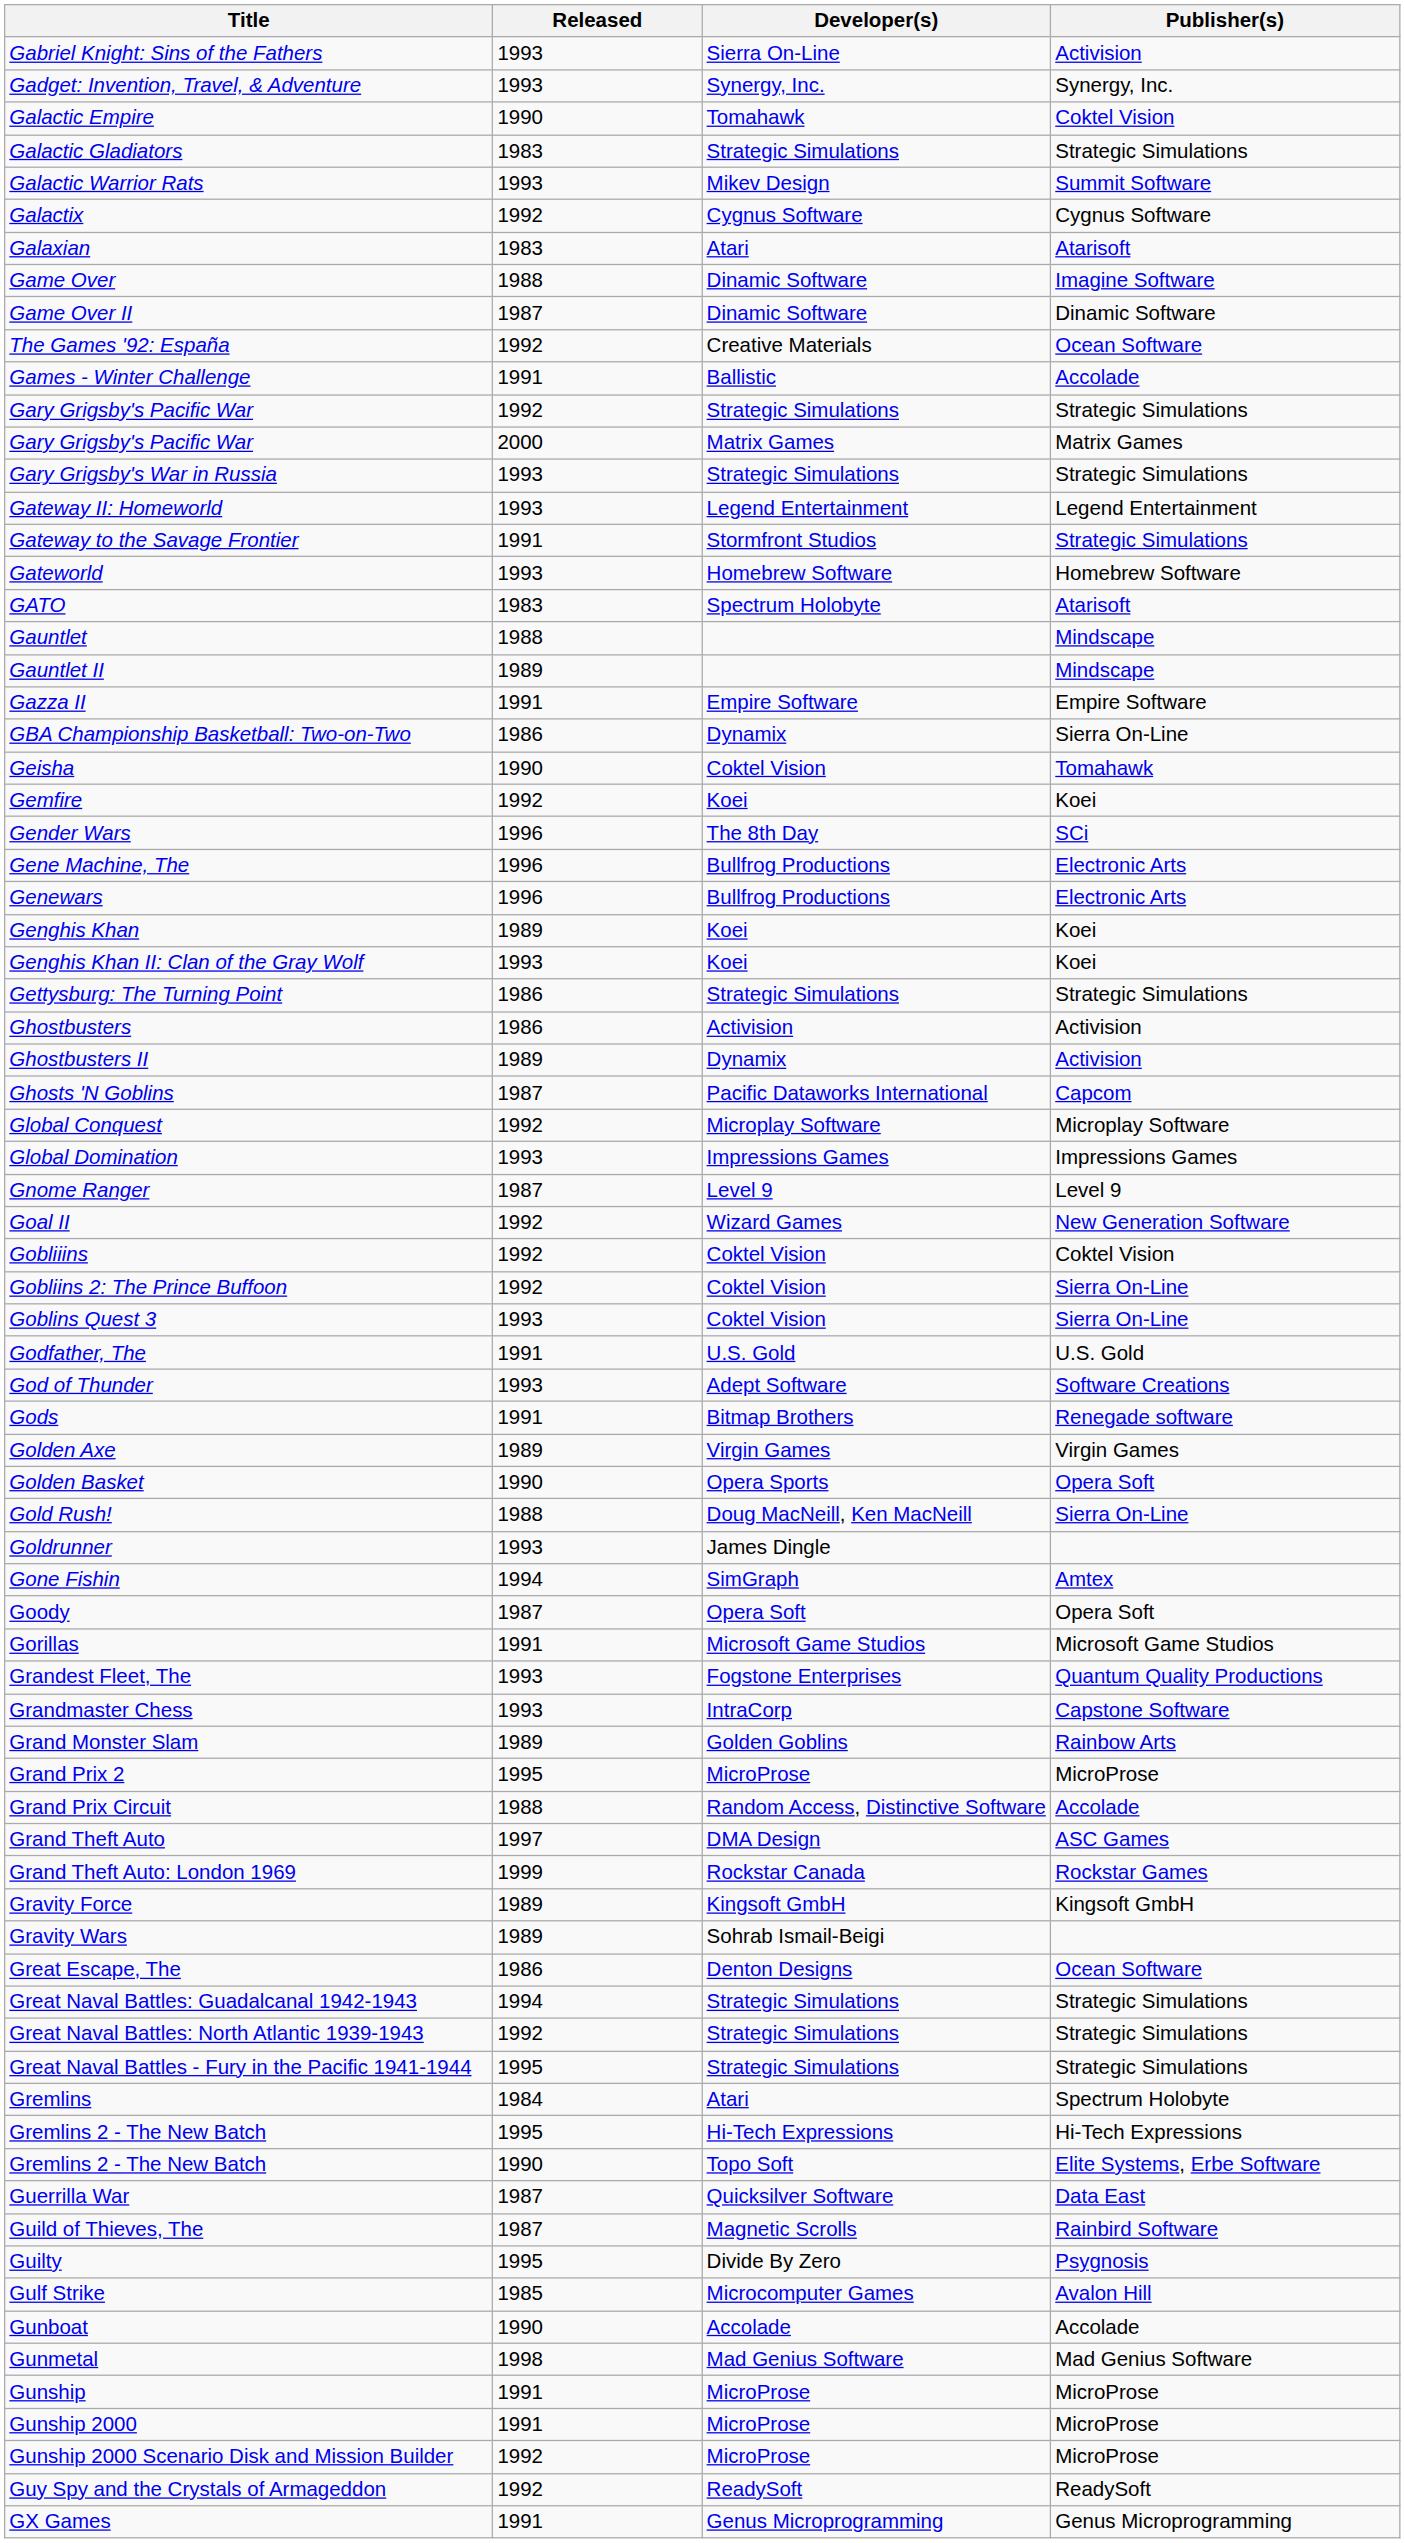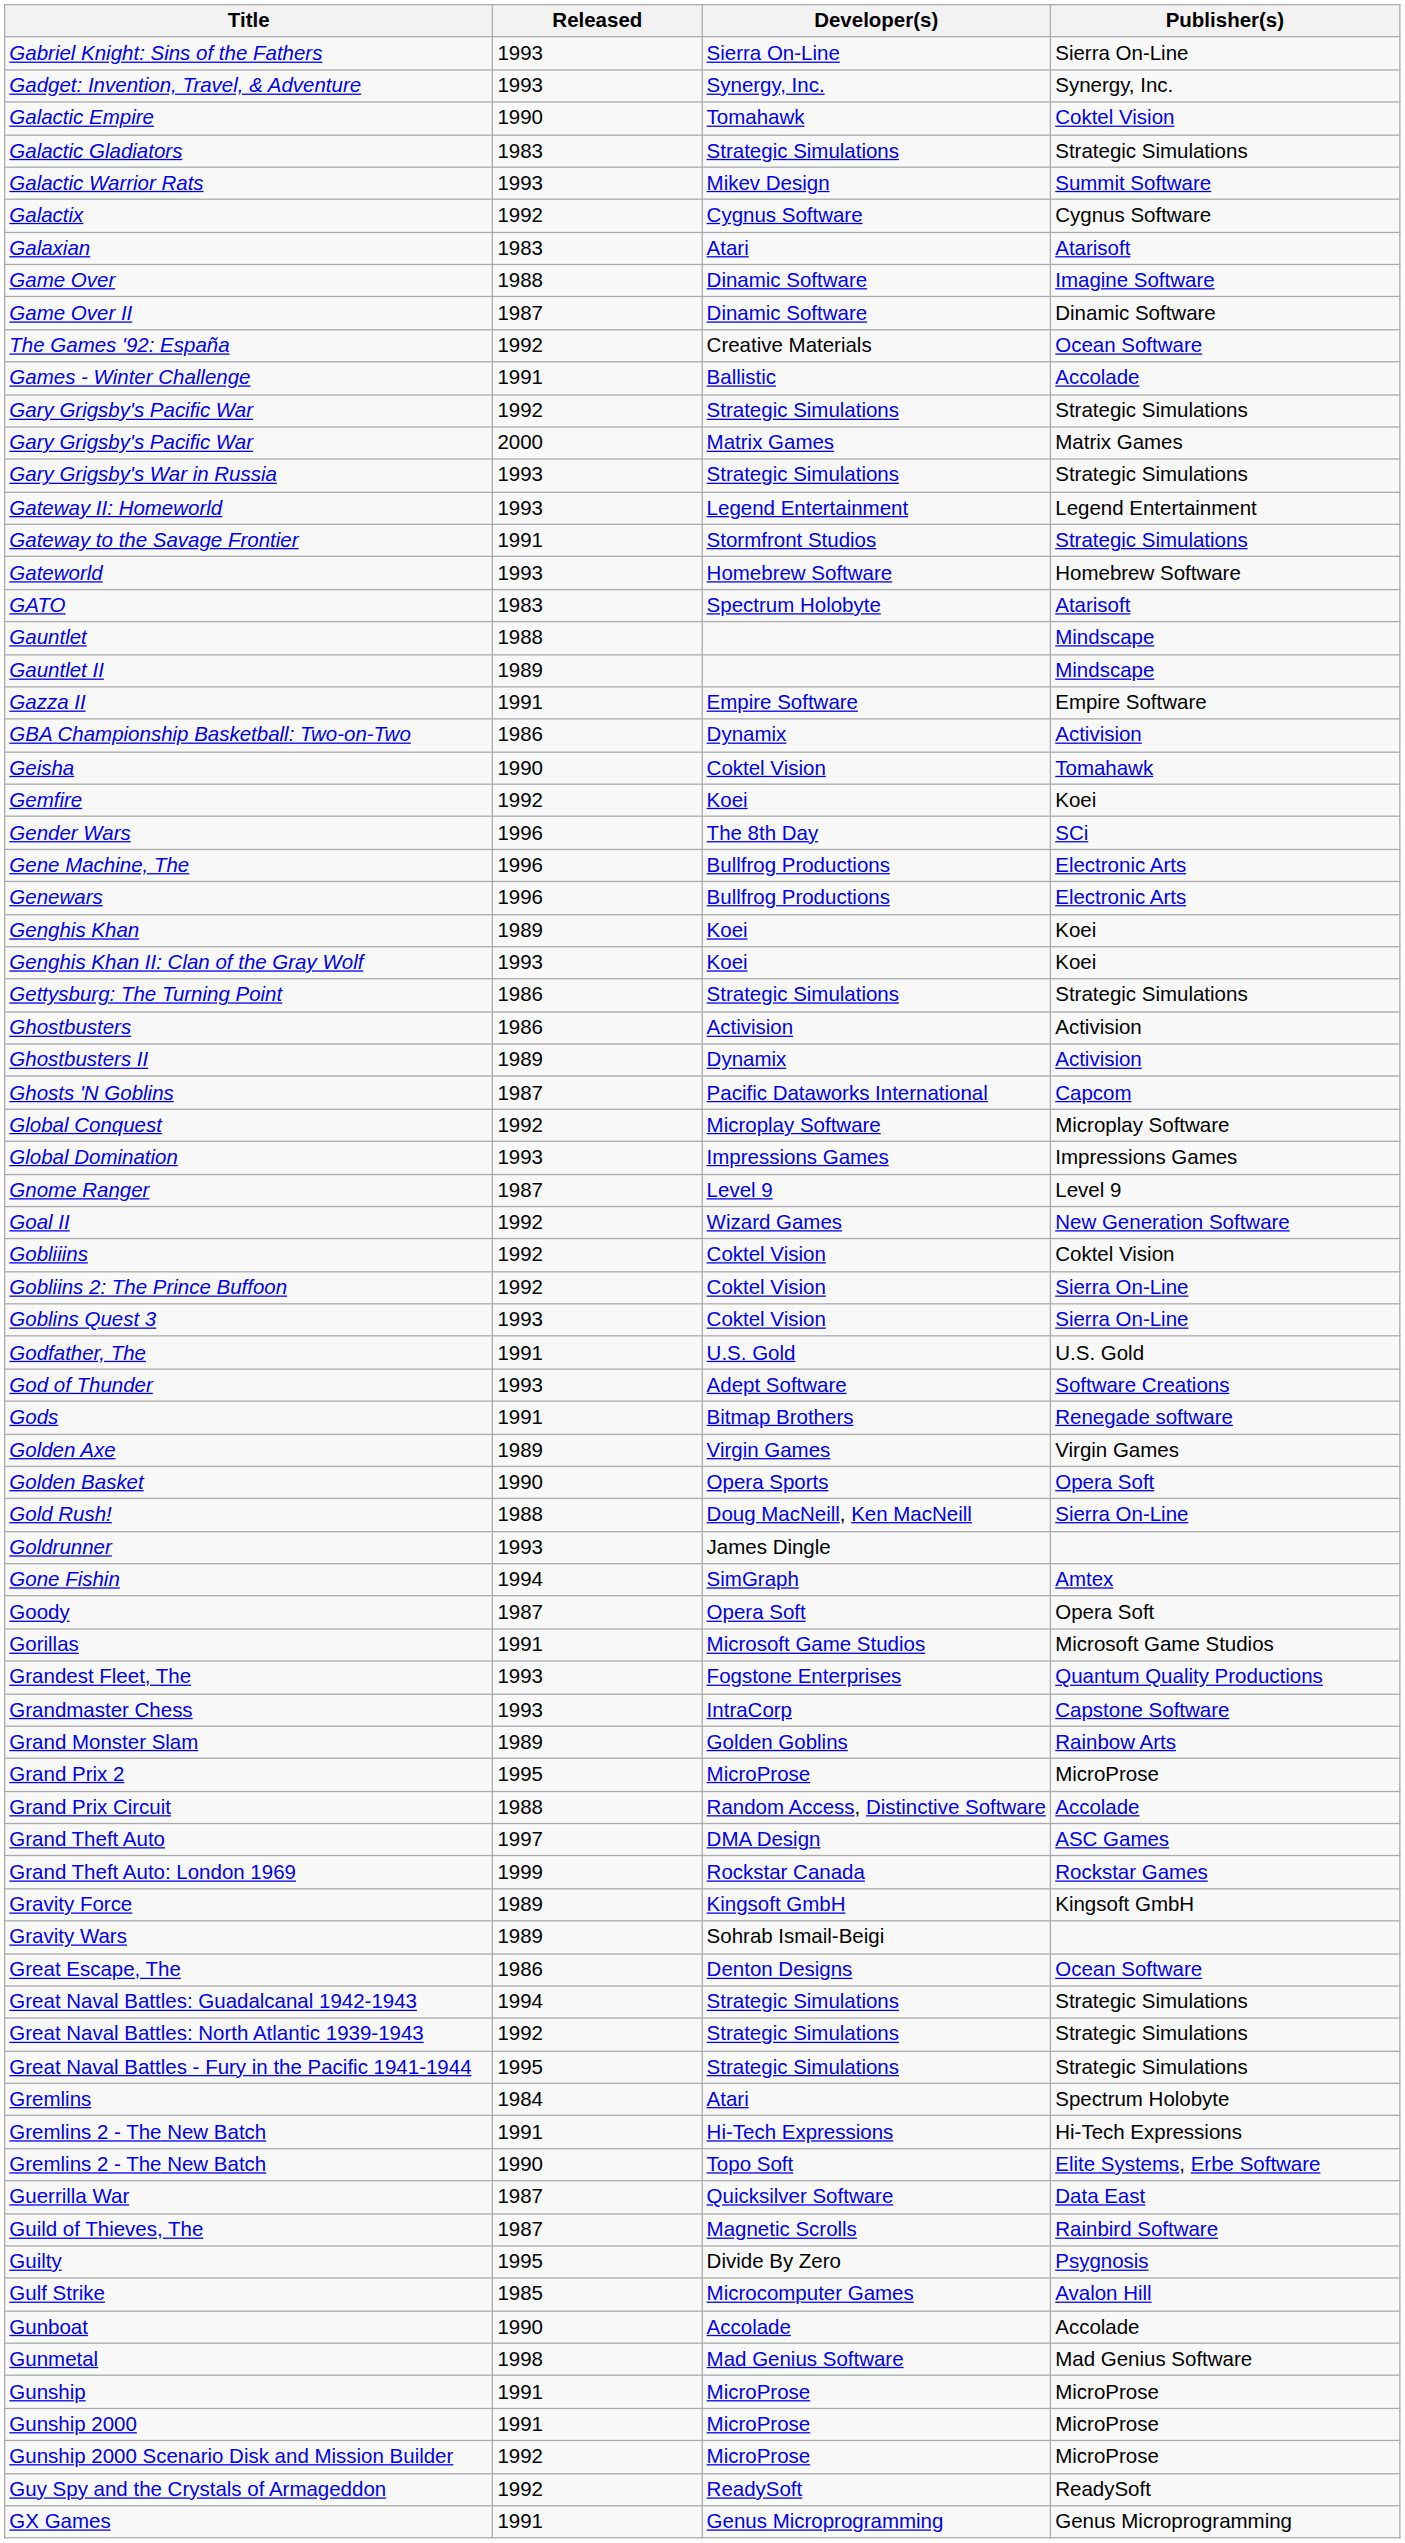(1099, 53) Activision -> (1122, 53) Sierra On-Line
(1122, 735) Sierra On-Line -> (1099, 735) Activision
(520, 2131) 1995 -> (520, 2131) 1991
